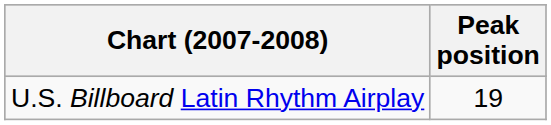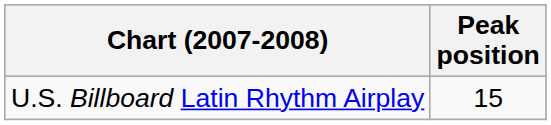(488, 97) 19 -> (488, 97) 15
